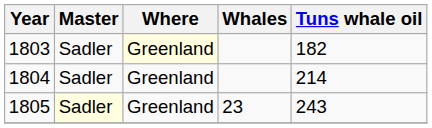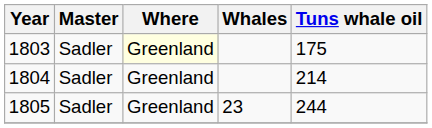(311, 48) 182 -> (311, 48) 175
(86, 107) lightyellow background -> (86, 107) no background
(311, 107) 243 -> (311, 107) 244
